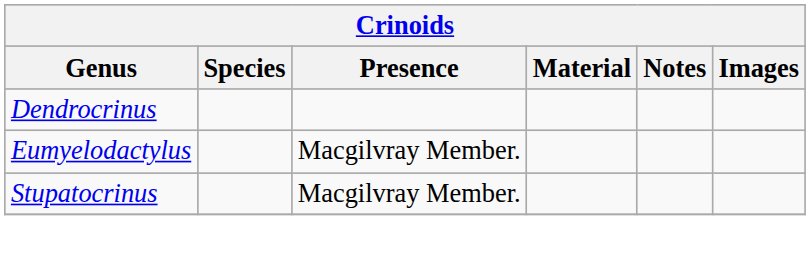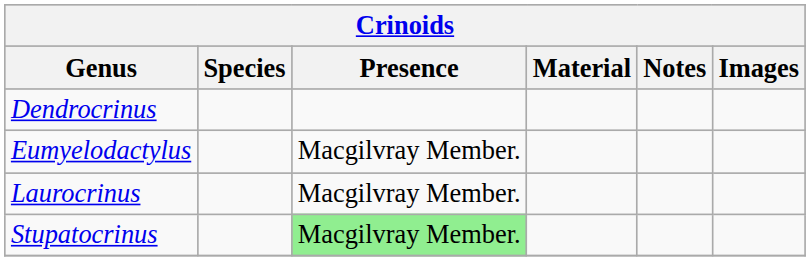+ row: (76, 192)
(409, 192) no background -> (409, 234) lightgreen background
